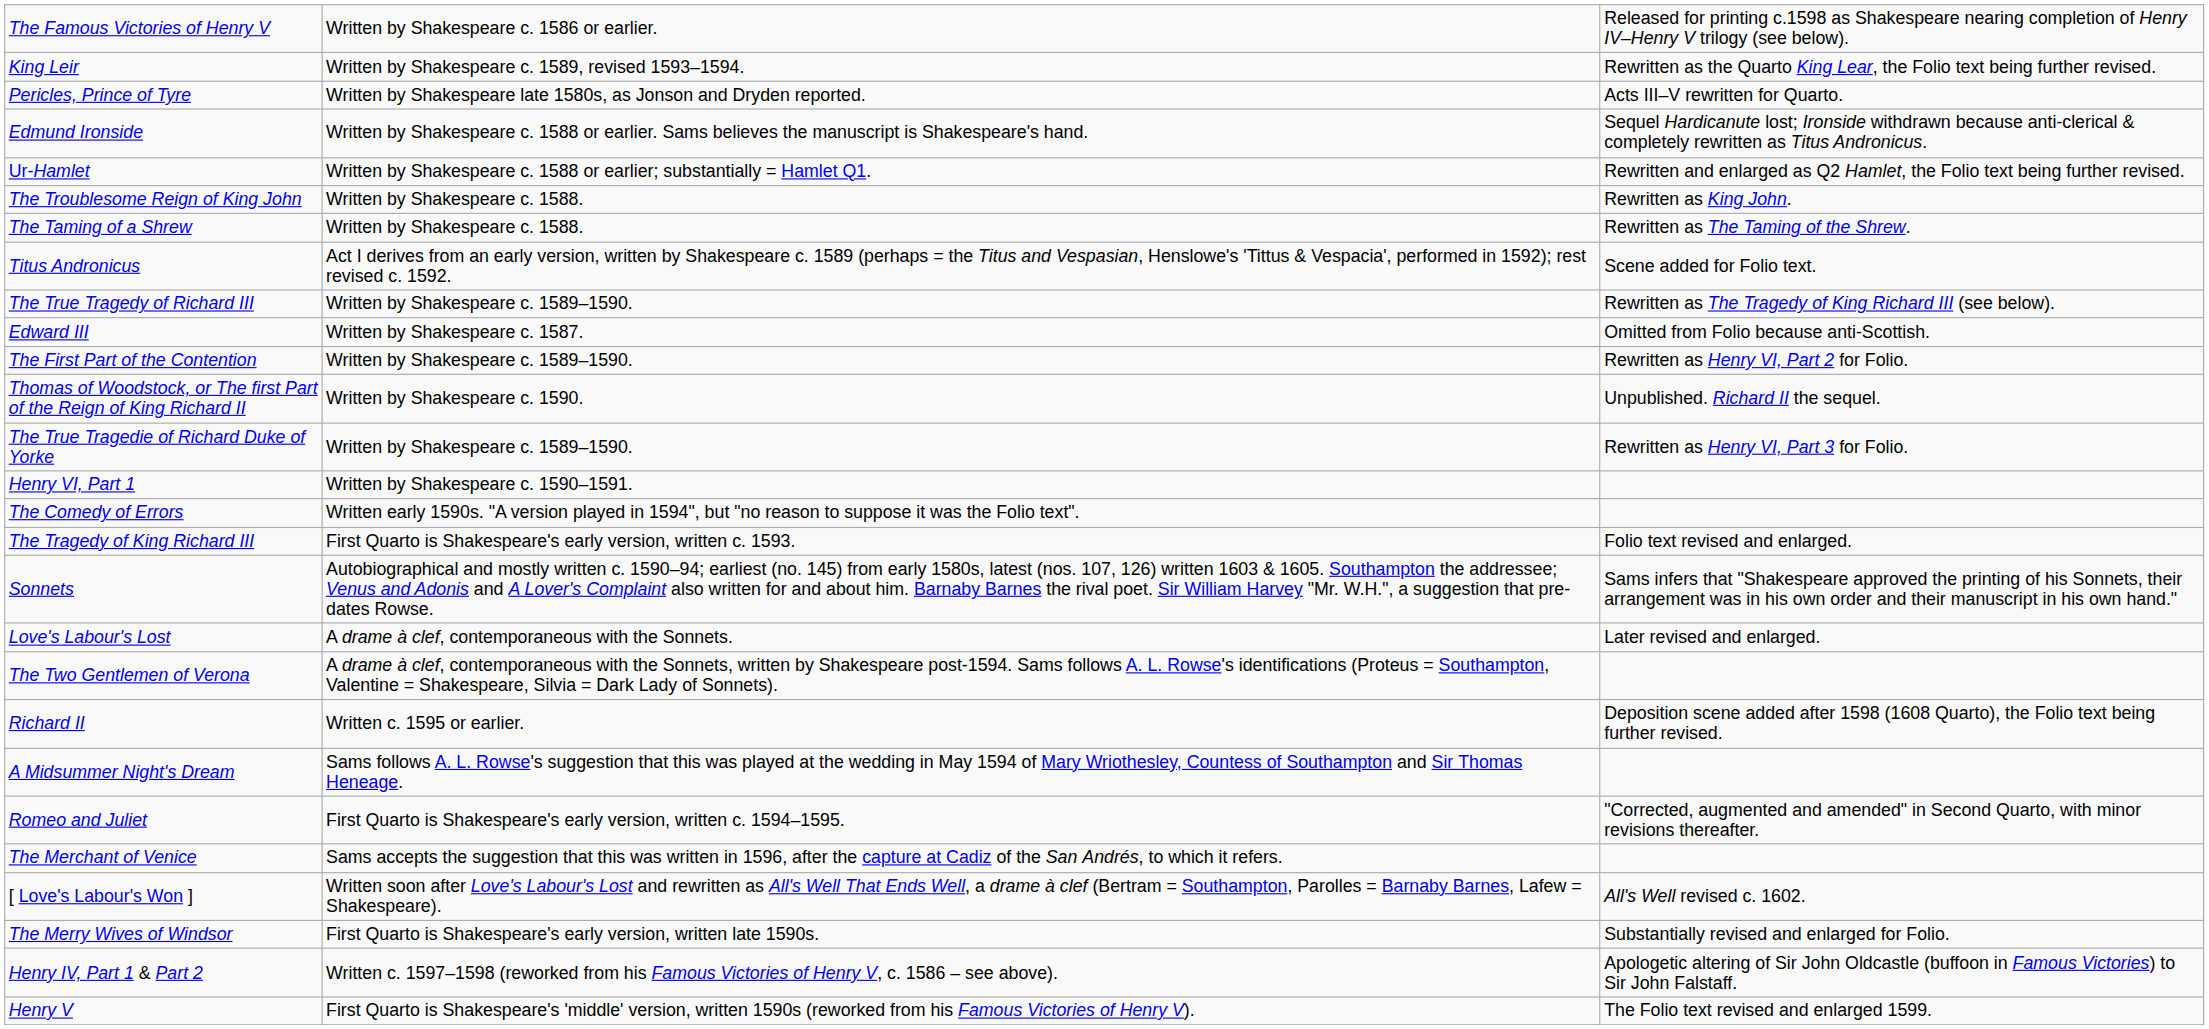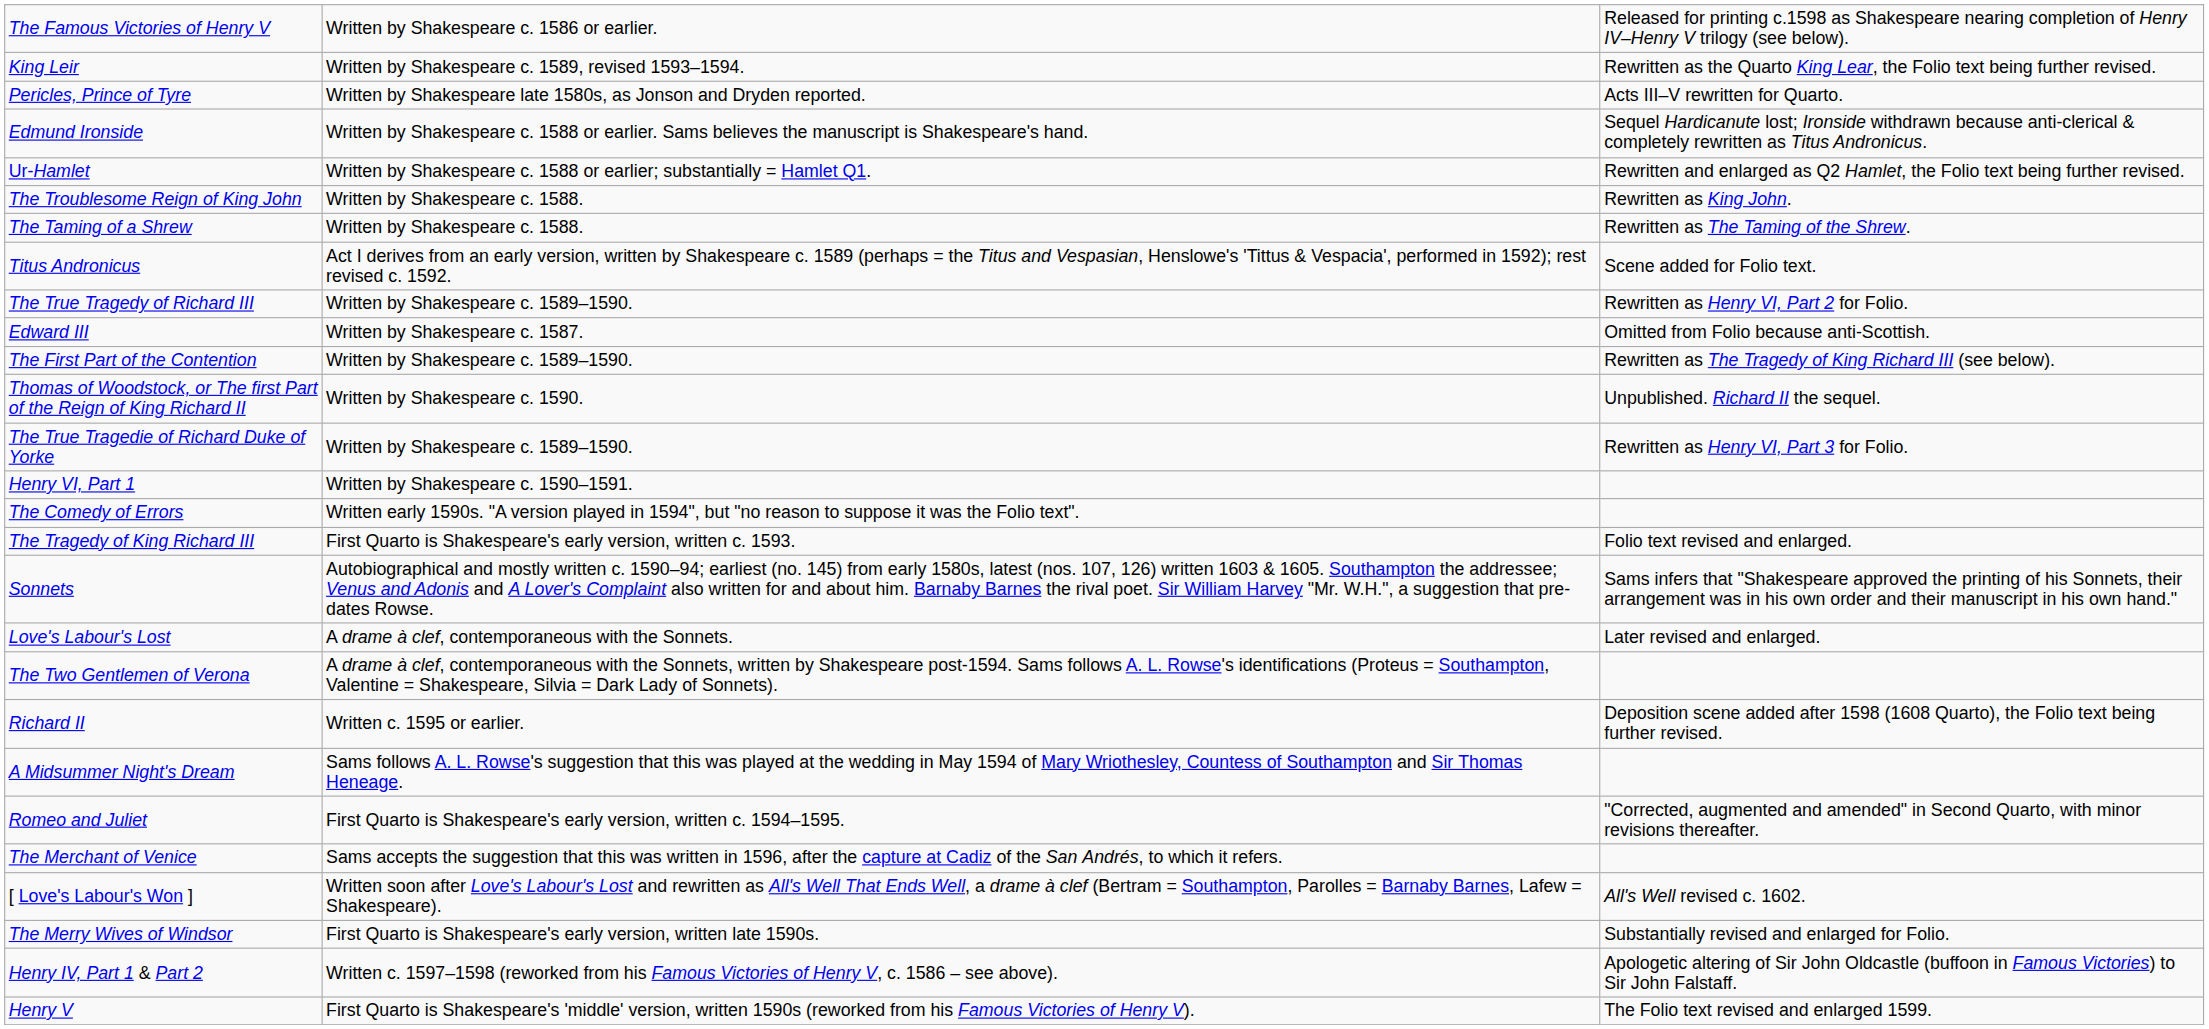(1830, 303) Rewritten as The Tragedy of King Richard III (see below). -> (1756, 303) Rewritten as Henry VI, Part 2 for Folio.
(1756, 360) Rewritten as Henry VI, Part 2 for Folio. -> (1830, 360) Rewritten as The Tragedy of King Richard III (see below).
